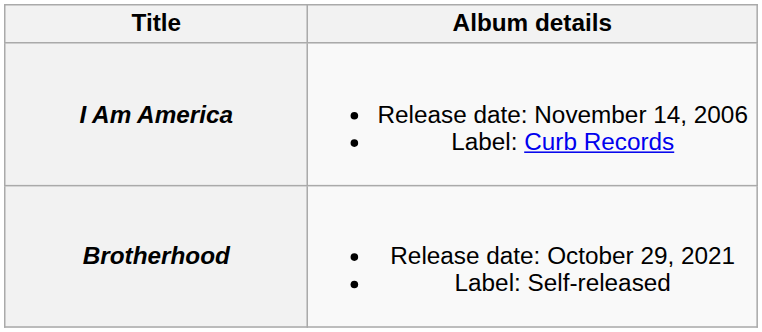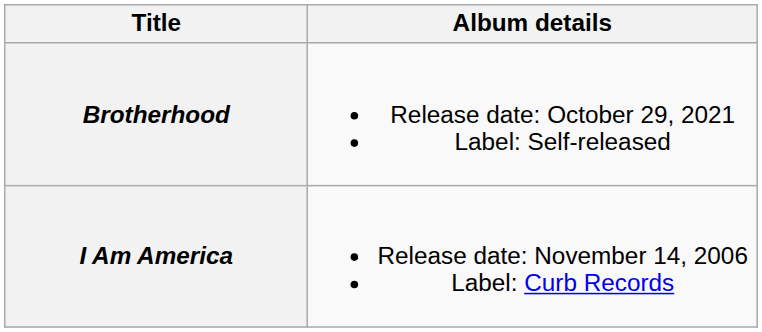rows swapped: (156, 114) <-> (156, 255)
